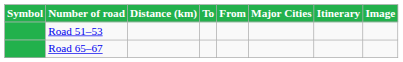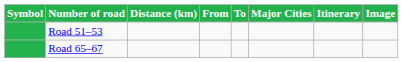columns swapped: (233, 13) <-> (208, 13)
